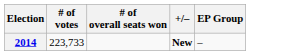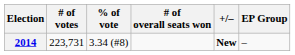+ column: (109, 19)
(67, 42) 223,733 -> (67, 42) 223,731
